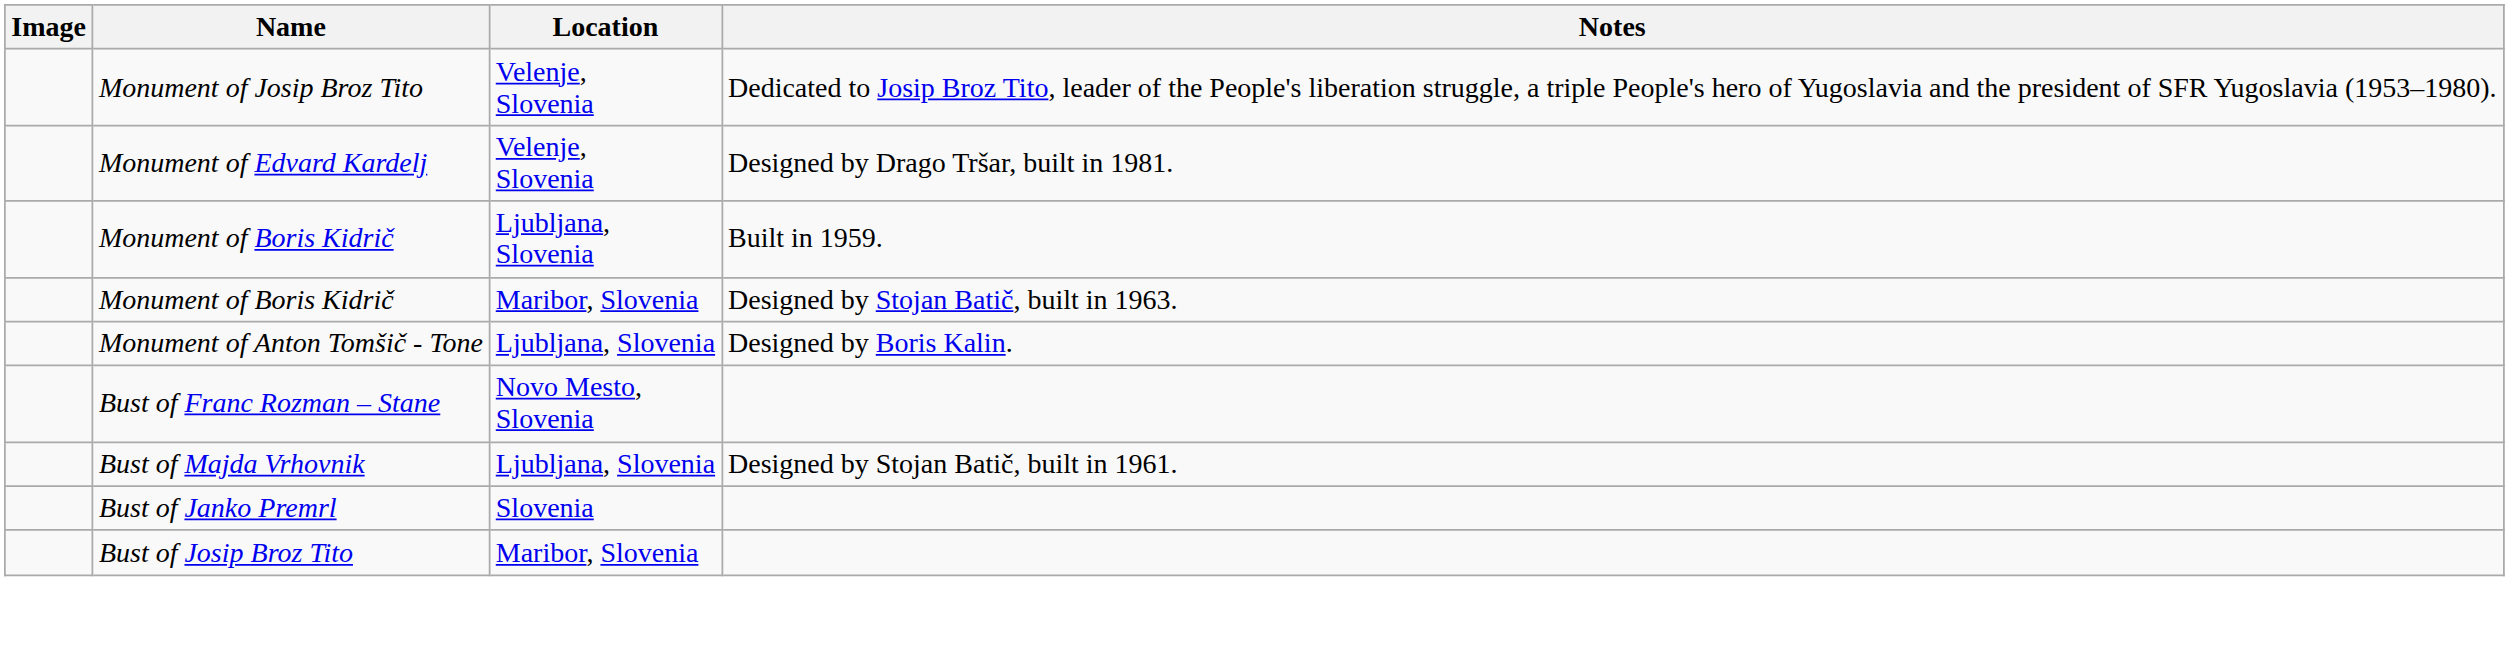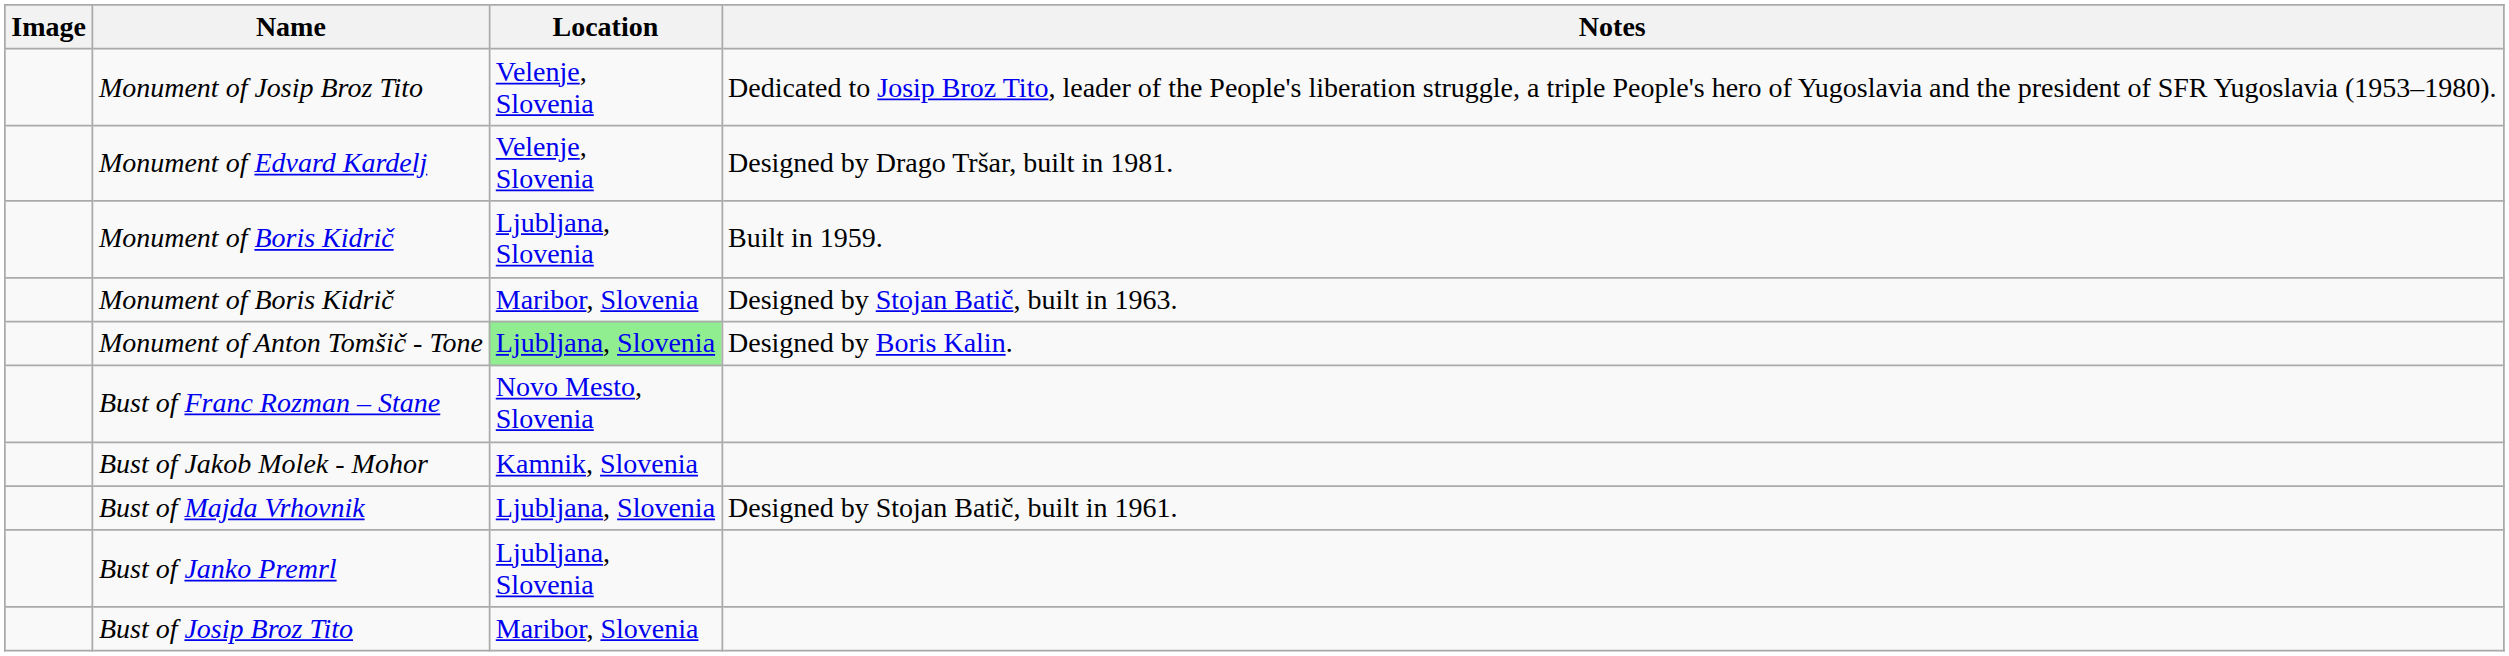(605, 343) no background -> (605, 343) lightgreen background
+ row: (263, 463)
(545, 507) Slovenia -> (553, 568) Ljubljana, Slovenia
